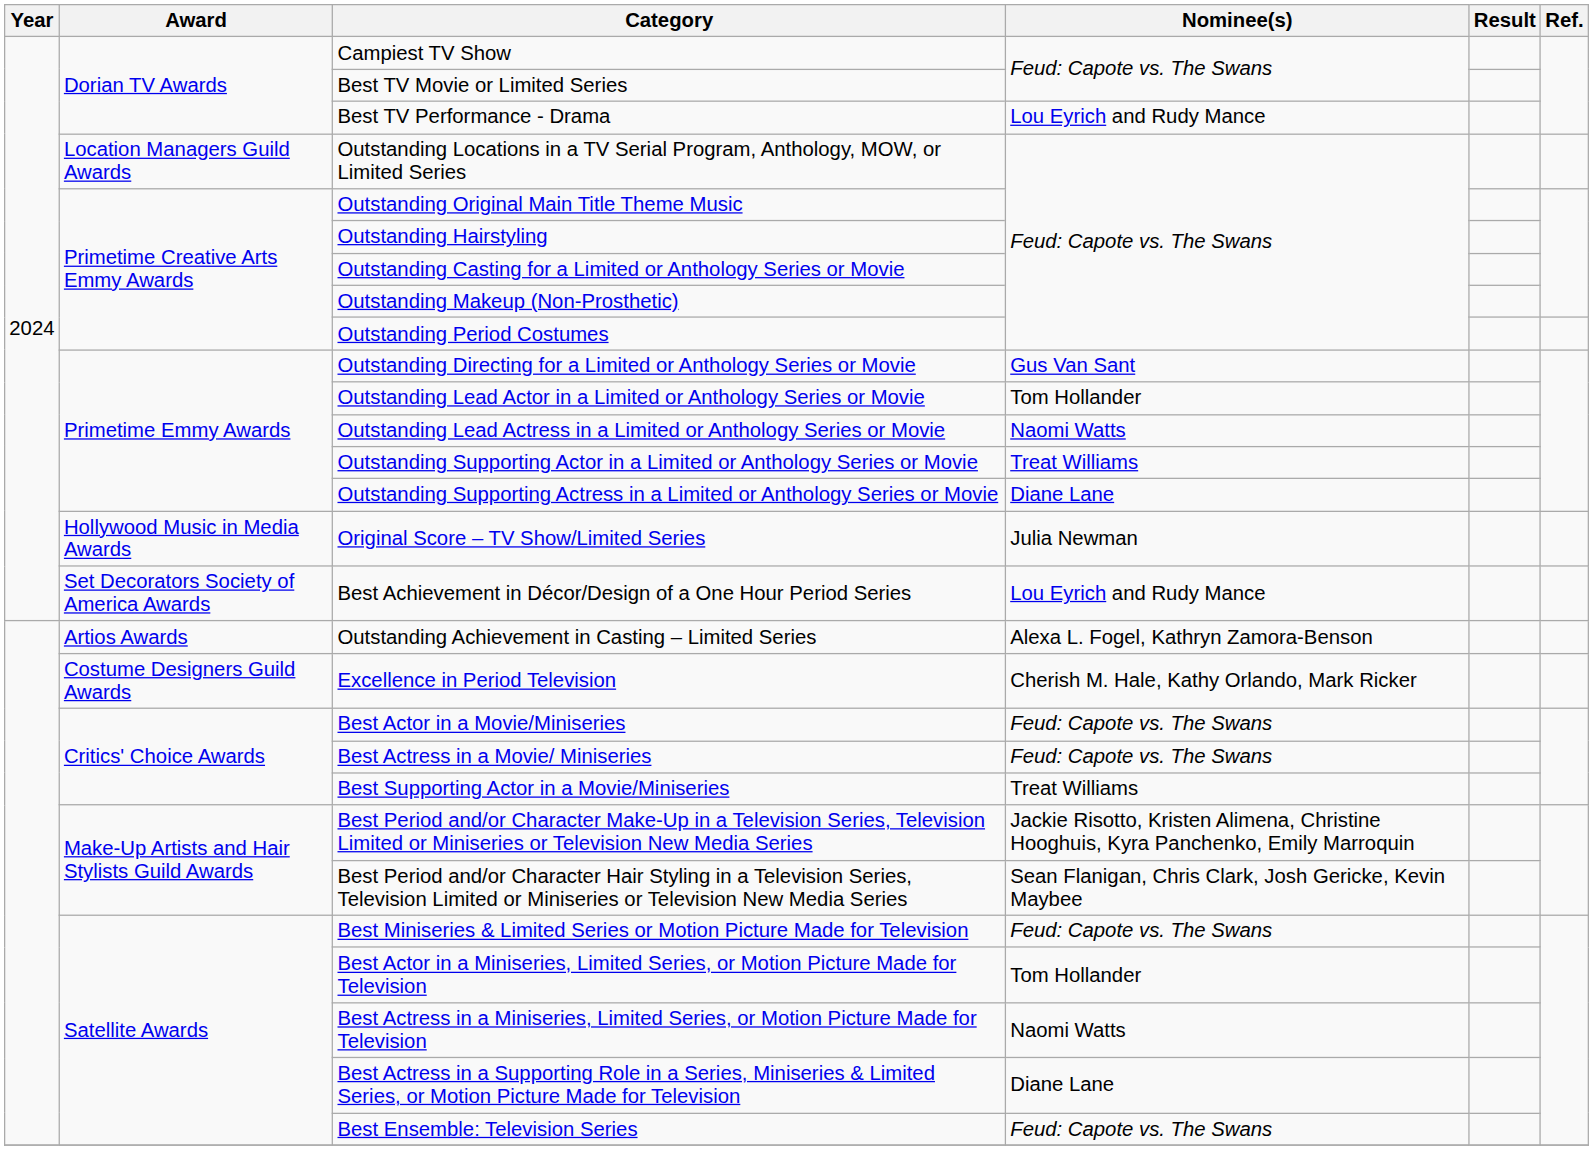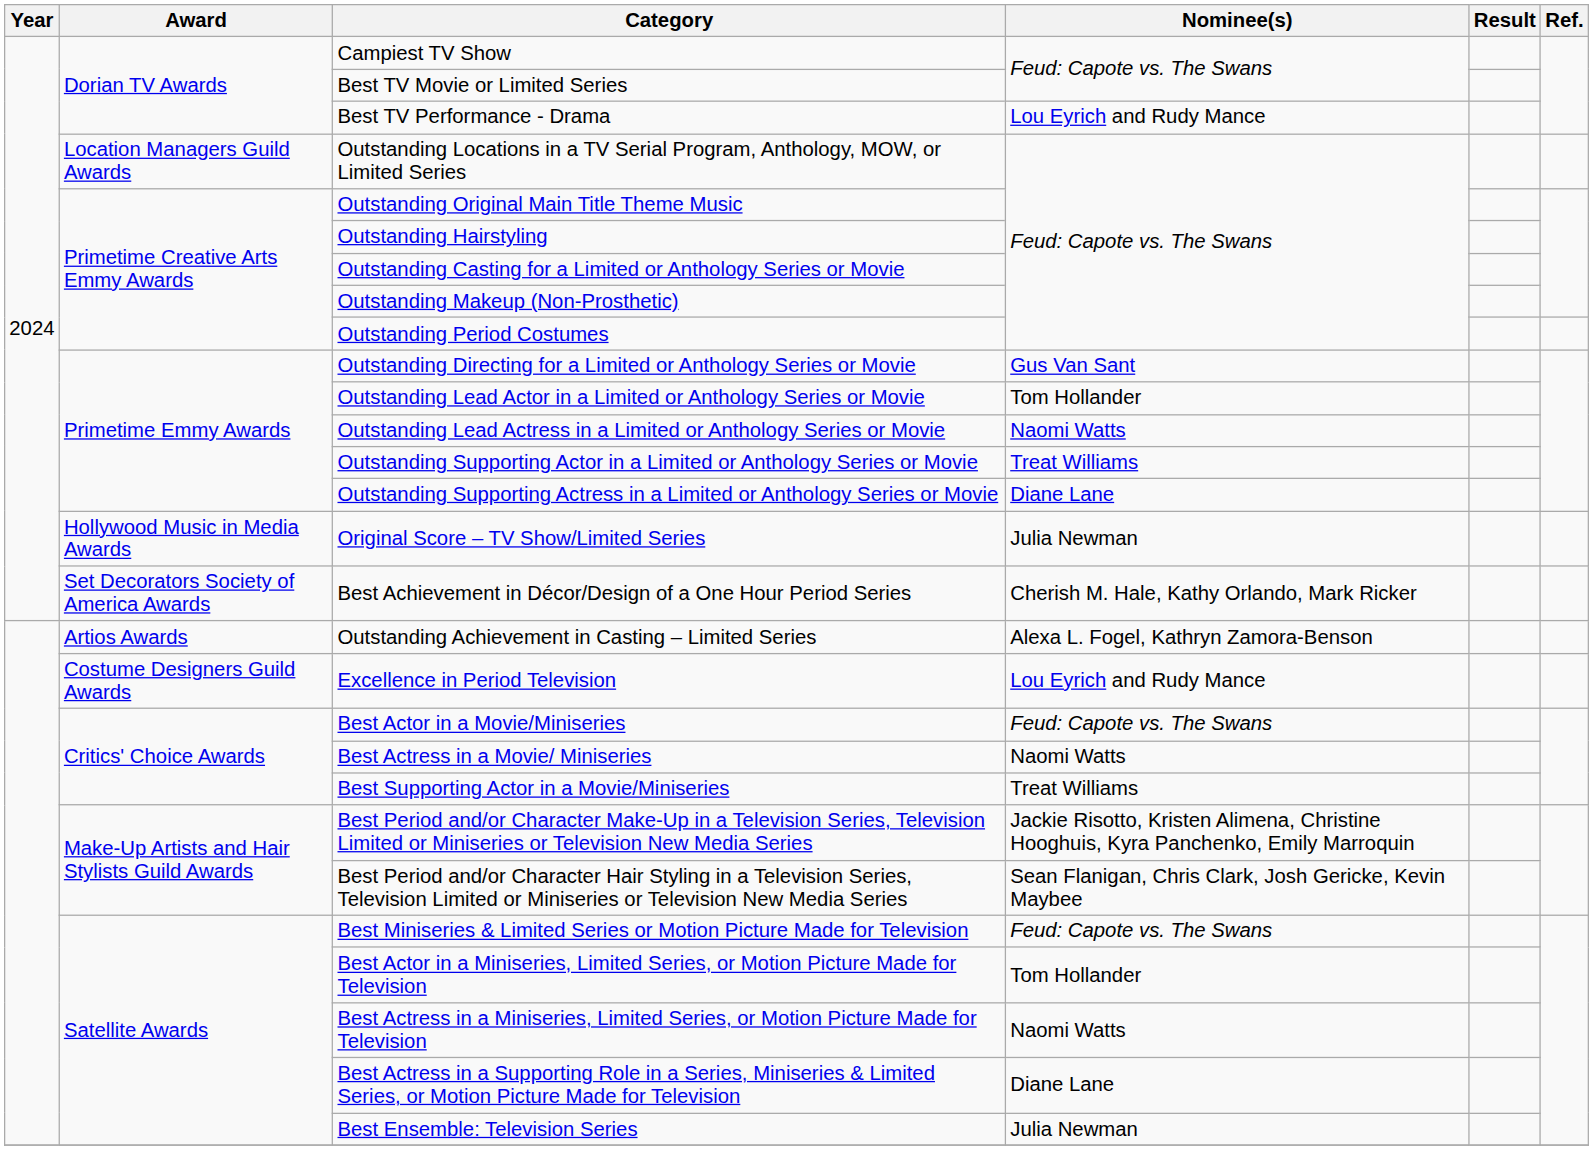(1138, 593) Lou Eyrich and Rudy Mance -> (1213, 593) Cherish M. Hale, Kathy Orlando, Mark Ricker
(1213, 680) Cherish M. Hale, Kathy Orlando, Mark Ricker -> (1138, 680) Lou Eyrich and Rudy Mance
(1141, 756) Feud: Capote vs. The Swans -> (1068, 756) Naomi Watts
(1141, 1128) Feud: Capote vs. The Swans -> (1074, 1128) Julia Newman
